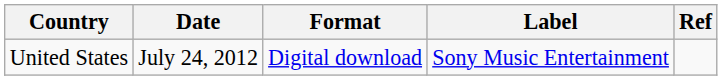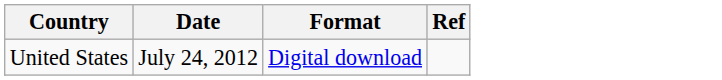- column: (551, 22)
